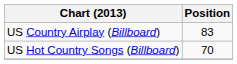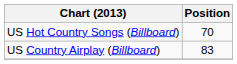rows swapped: (84, 31) <-> (93, 50)
